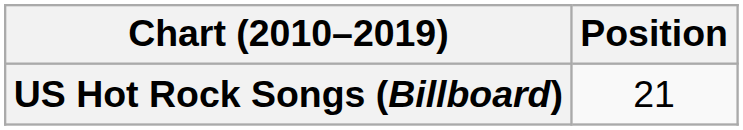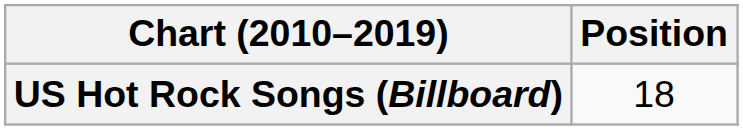(654, 93) 21 -> (654, 93) 18
